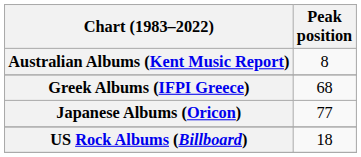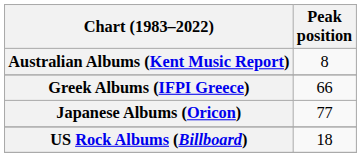(325, 87) 68 -> (325, 87) 66
